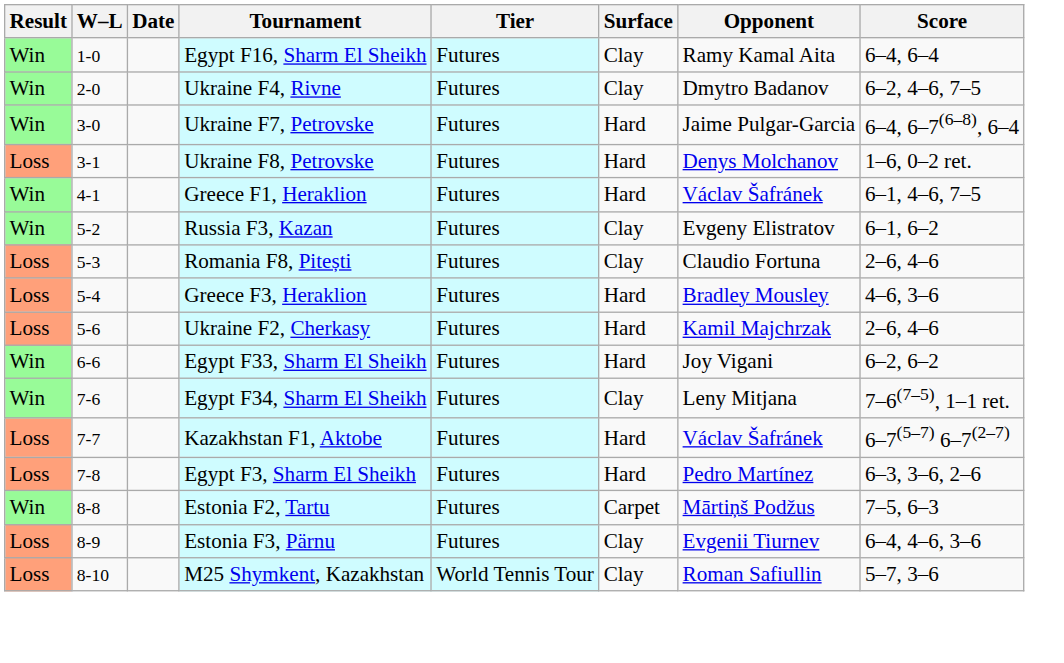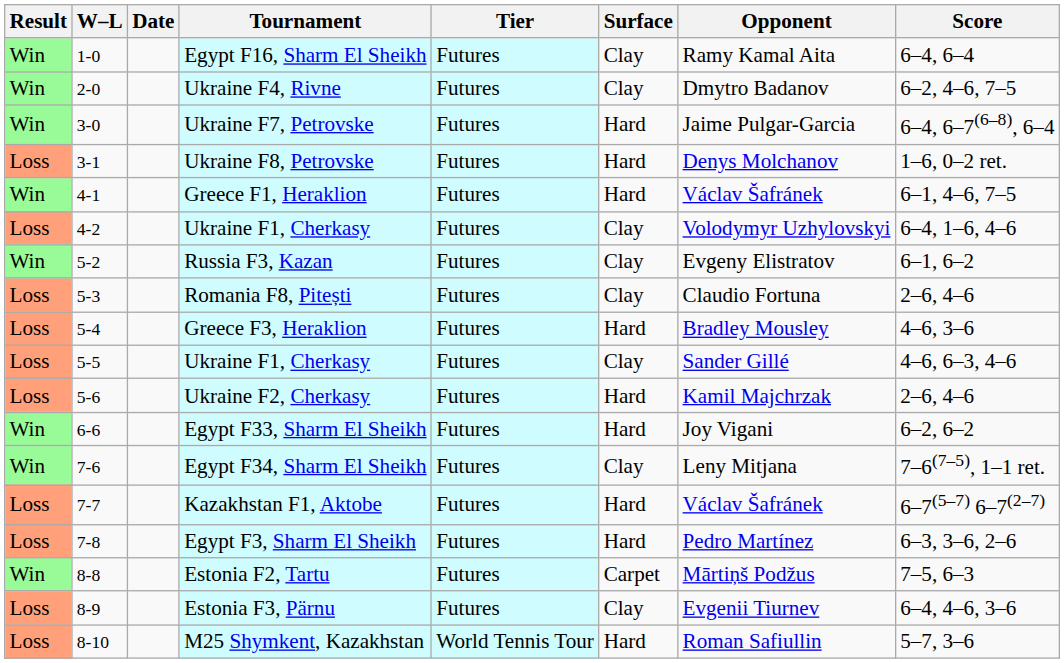+ row: (89, 229)
+ row: (89, 363)
(624, 574) Clay -> (625, 641) Hard
